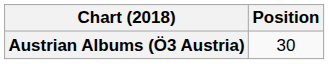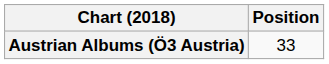(286, 44) 30 -> (286, 44) 33
